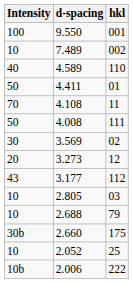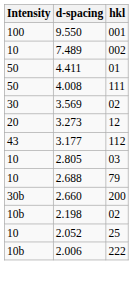- row: (69, 68)
- row: (69, 104)
(117, 232) 175 -> (117, 196) 200
+ row: (69, 214)
